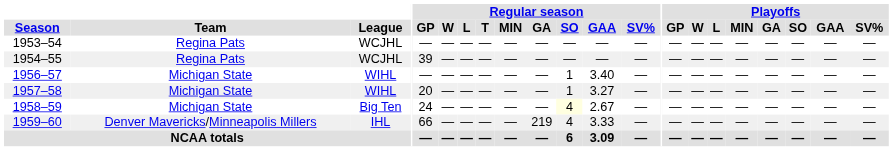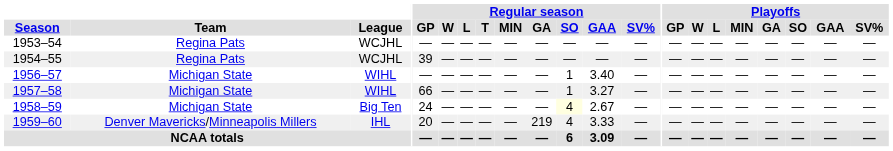(426, 91) 20 -> (426, 91) 66
(426, 122) 66 -> (426, 122) 20
